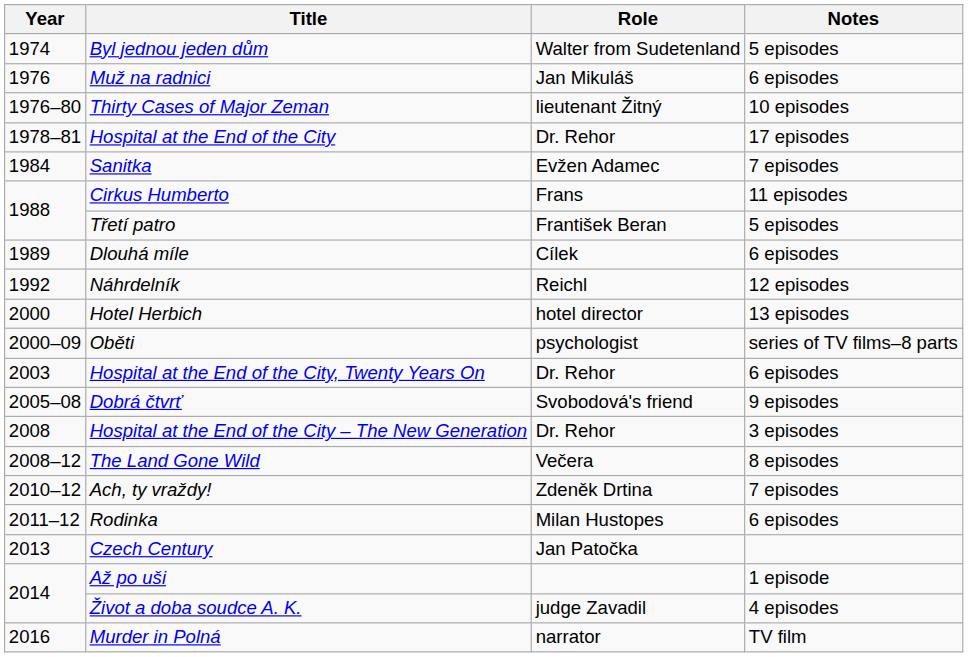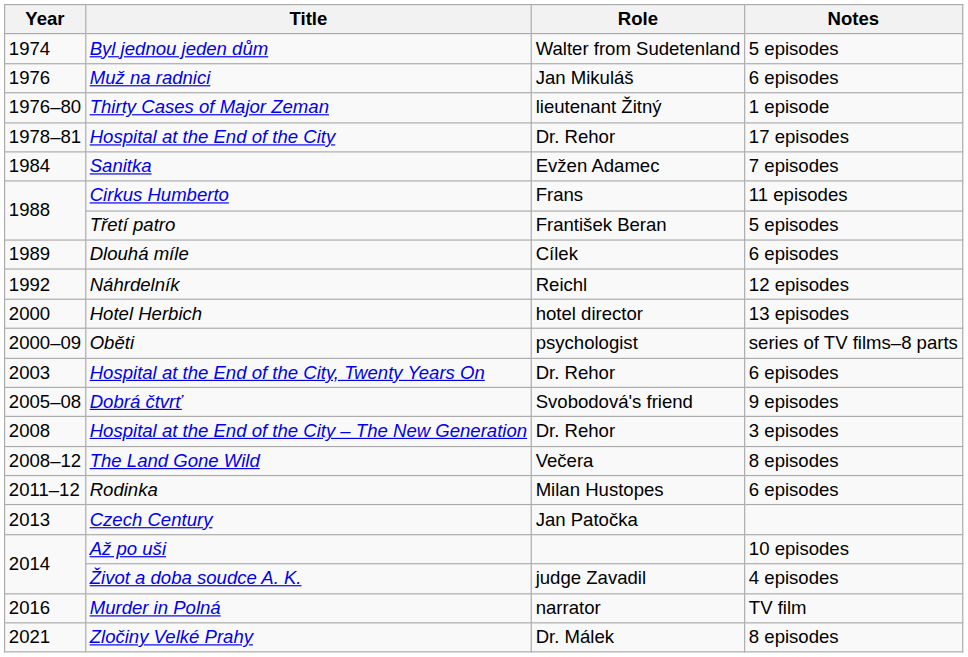(799, 107) 10 episodes -> (789, 107) 1 episode
- row: (151, 490)
(789, 578) 1 episode -> (799, 549) 10 episodes
+ row: (171, 637)
